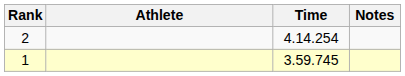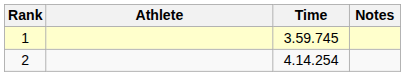rows swapped: (25, 60) <-> (25, 37)
